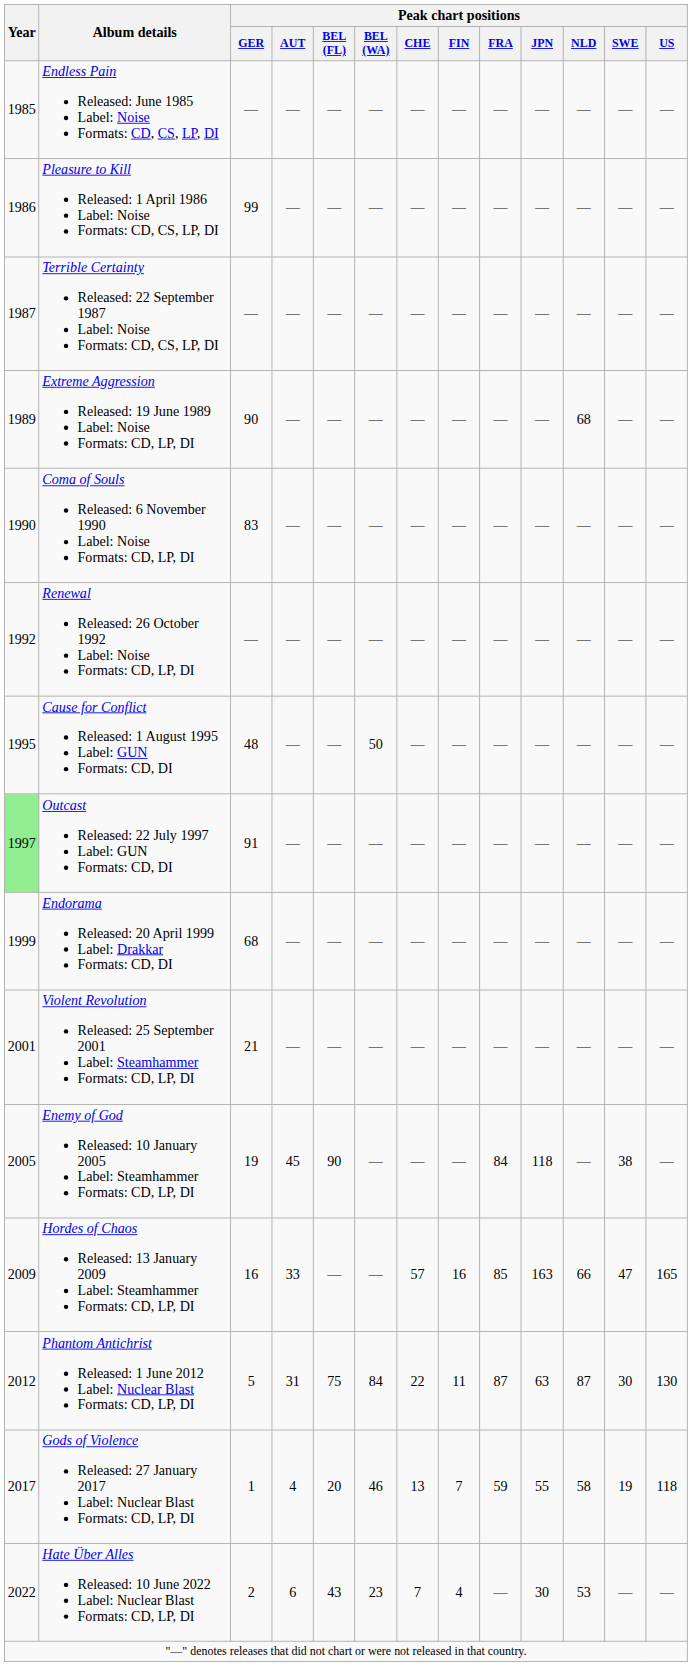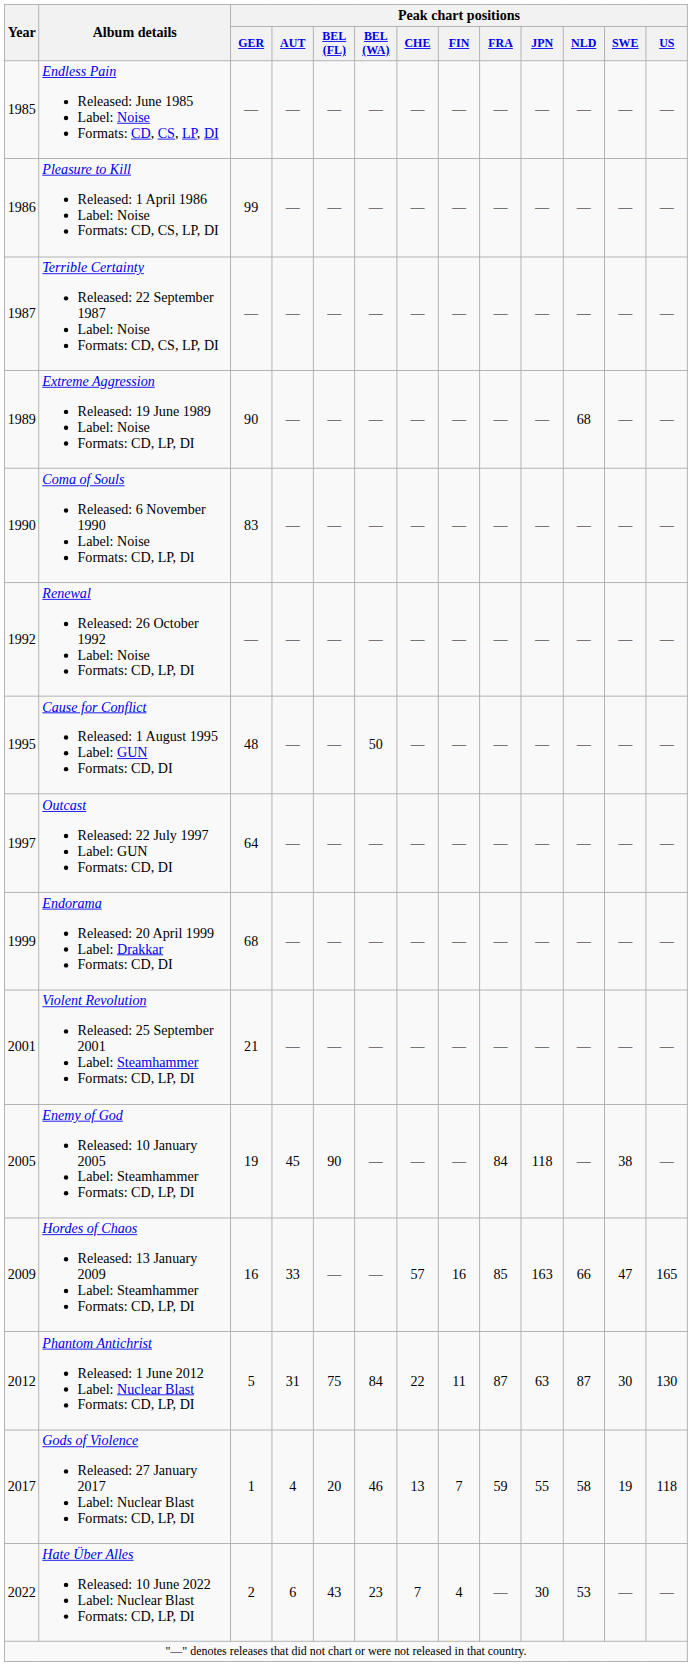(22, 843) lightgreen background -> (22, 843) no background
(251, 843) 91 -> (251, 843) 64
